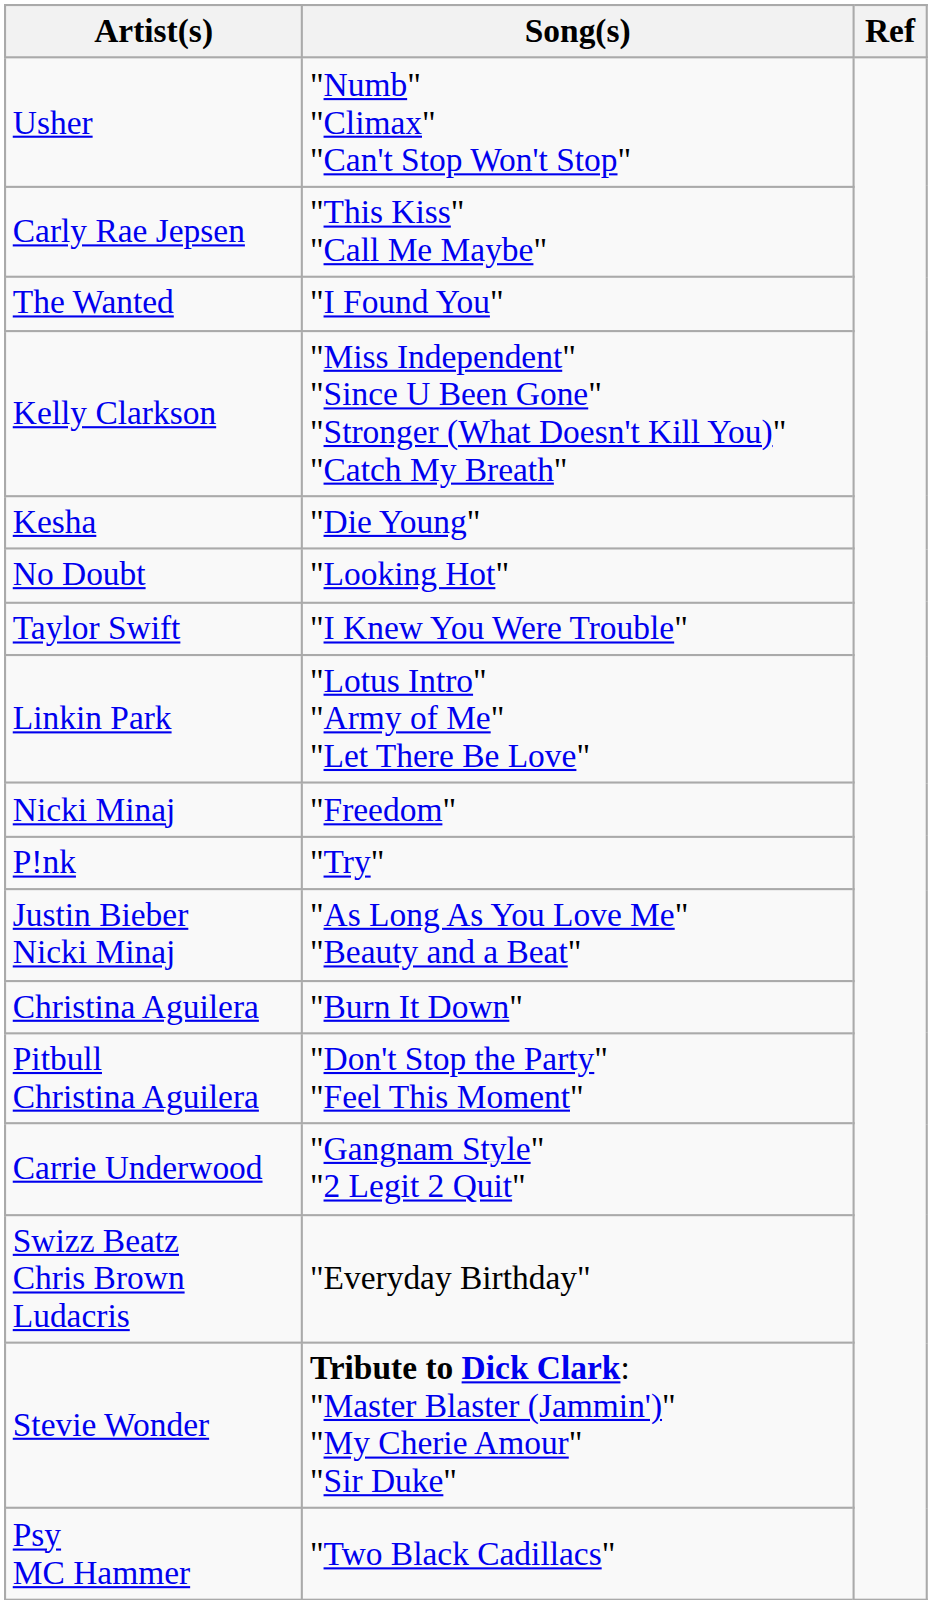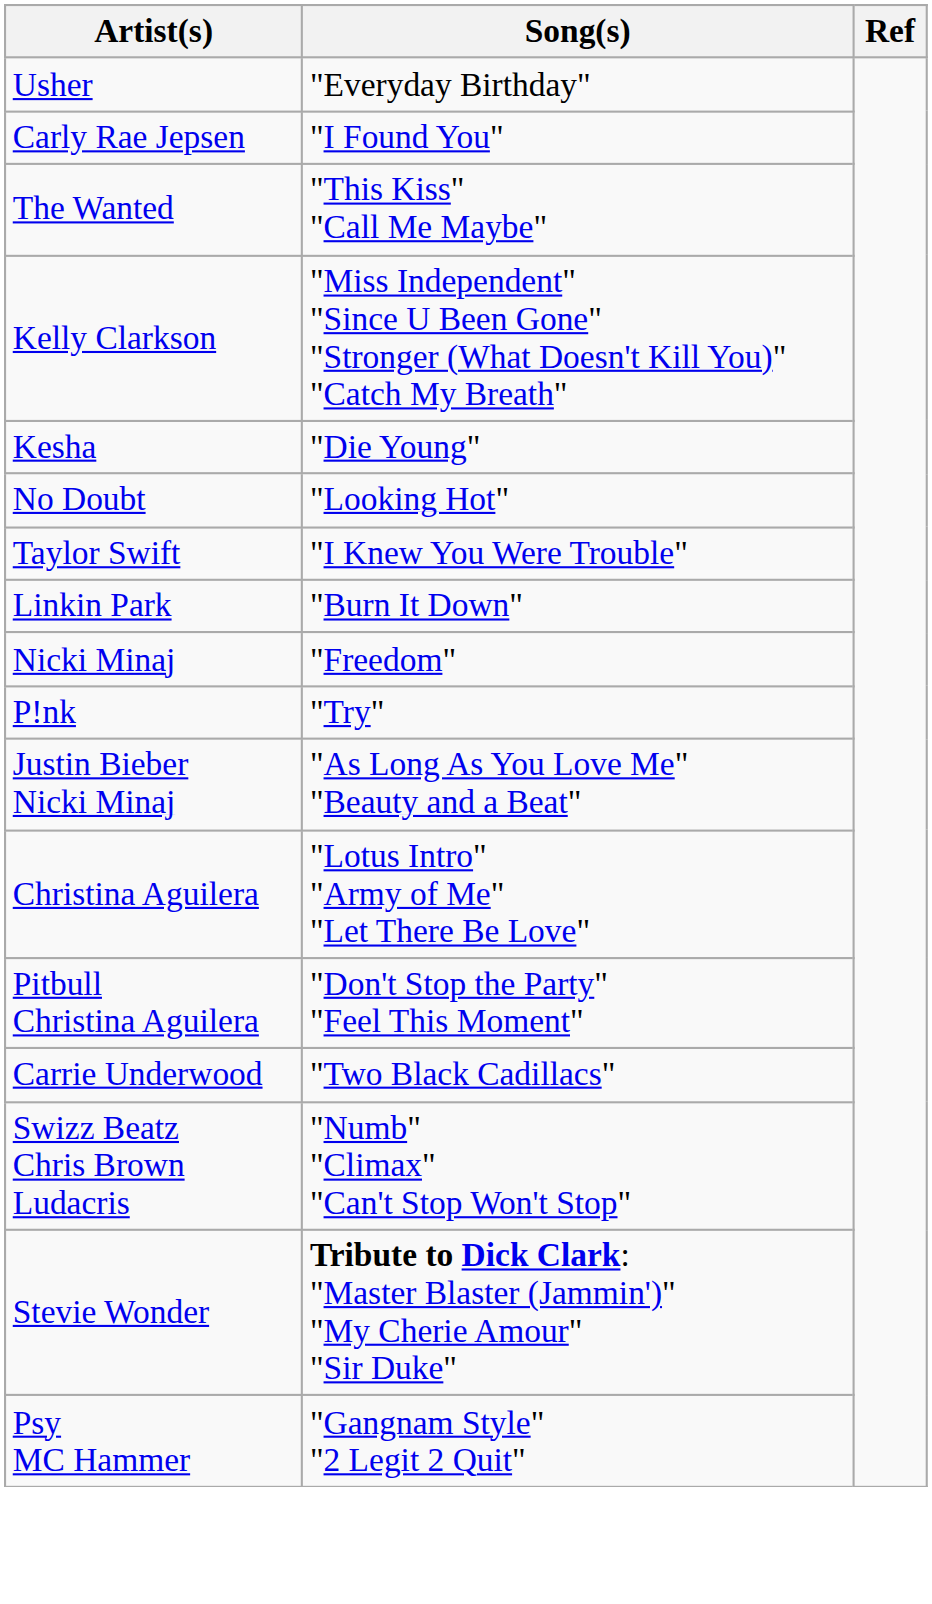(471, 121) "Numb" "Climax" "Can't Stop Won't Stop" -> (450, 84) "Everyday Birthday"
(428, 231) "This Kiss" "Call Me Maybe" -> (407, 137) "I Found You"
(407, 302) "I Found You" -> (428, 208) "This Kiss" "Call Me Maybe"
(450, 718) "Lotus Intro" "Army of Me" "Let There Be Love" -> (416, 605) "Burn It Down"
(416, 1006) "Burn It Down" -> (450, 893) "Lotus Intro" "Army of Me" "Let There Be Love"
(427, 1168) "Gangnam Style" "2 Legit 2 Quit" -> (463, 1074) "Two Black Cadillacs"
(450, 1277) "Everyday Birthday" -> (471, 1165) "Numb" "Climax" "Can't Stop Won't Stop"
(463, 1553) "Two Black Cadillacs" -> (427, 1440) "Gangnam Style" "2 Legit 2 Quit"
